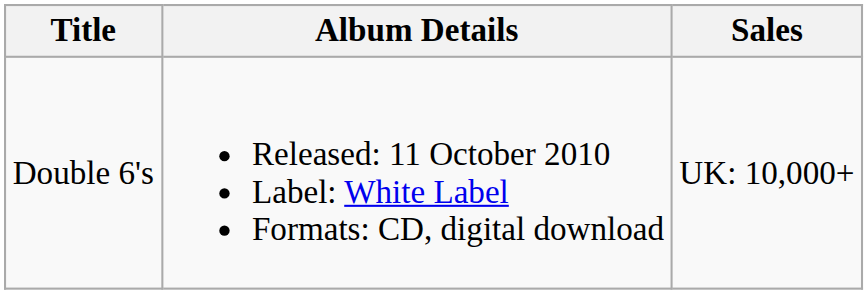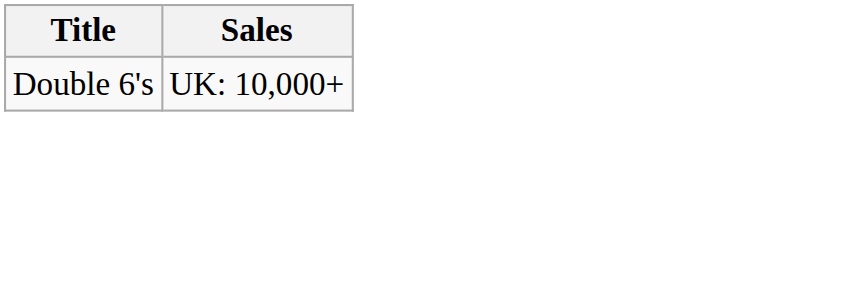- column: (417, 30)
